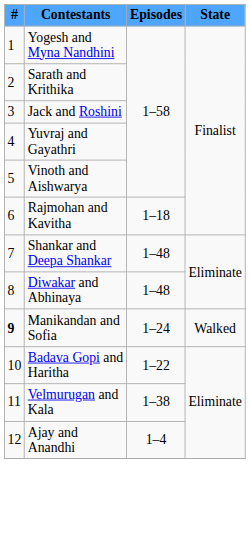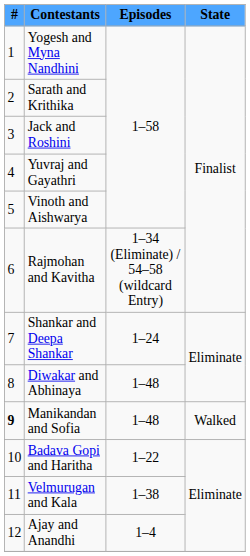(156, 216) 1–18 -> (145, 270) 1–34 (Eliminate) / 54–58 (wildcard Entry)
(156, 253) 1–48 -> (145, 338) 1–24
(156, 327) 1–24 -> (145, 420) 1–48
